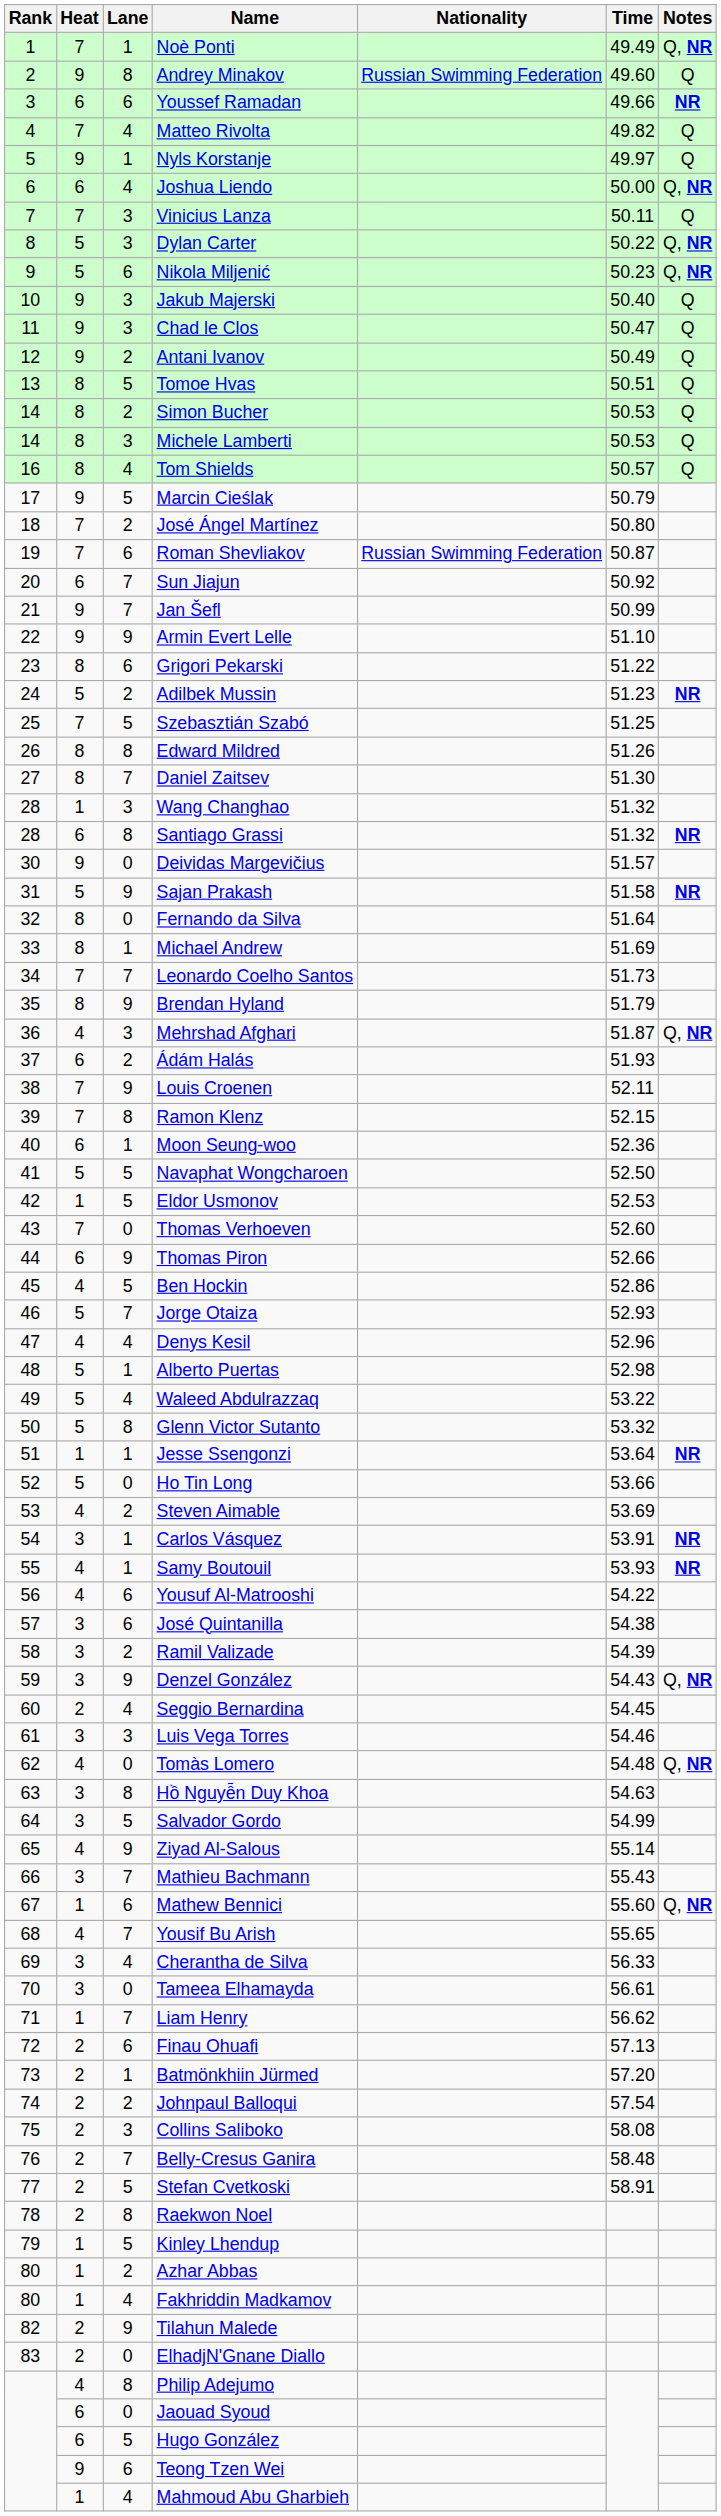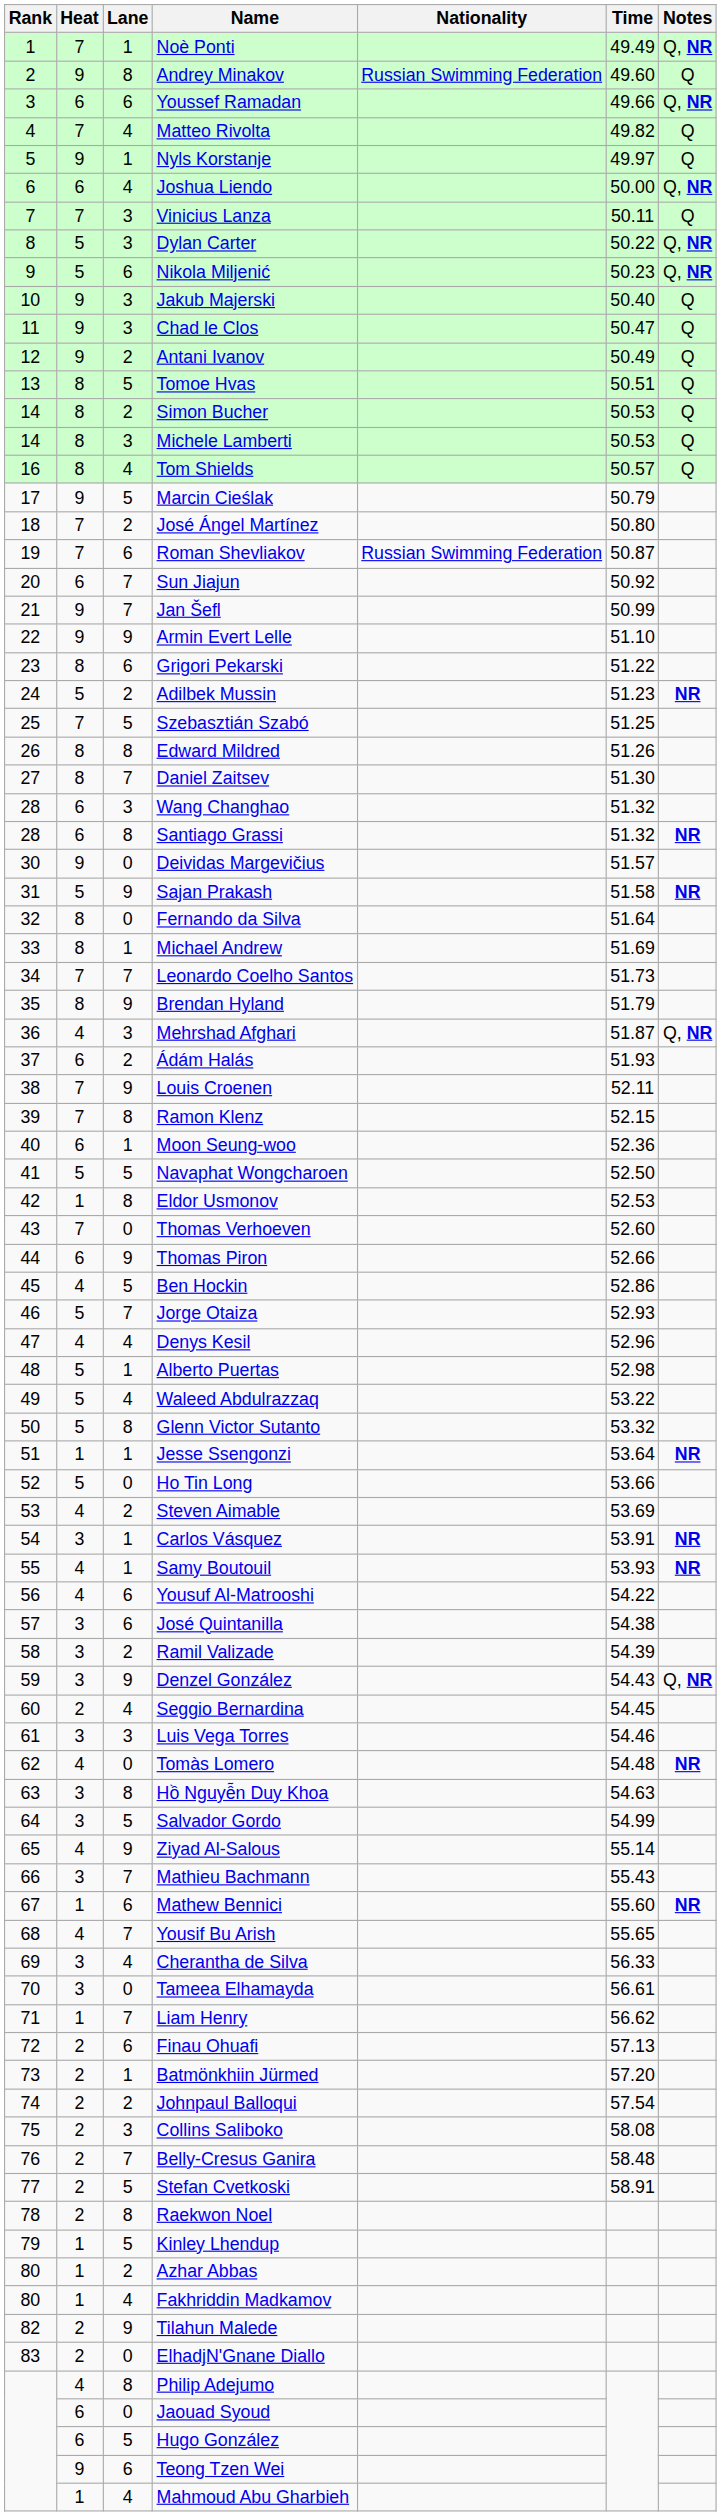(688, 103) NR -> (688, 103) Q, NR
(80, 807) 1 -> (80, 807) 6
(128, 1201) 5 -> (128, 1201) 8
(688, 1764) Q, NR -> (688, 1764) NR
(688, 1905) Q, NR -> (688, 1905) NR
